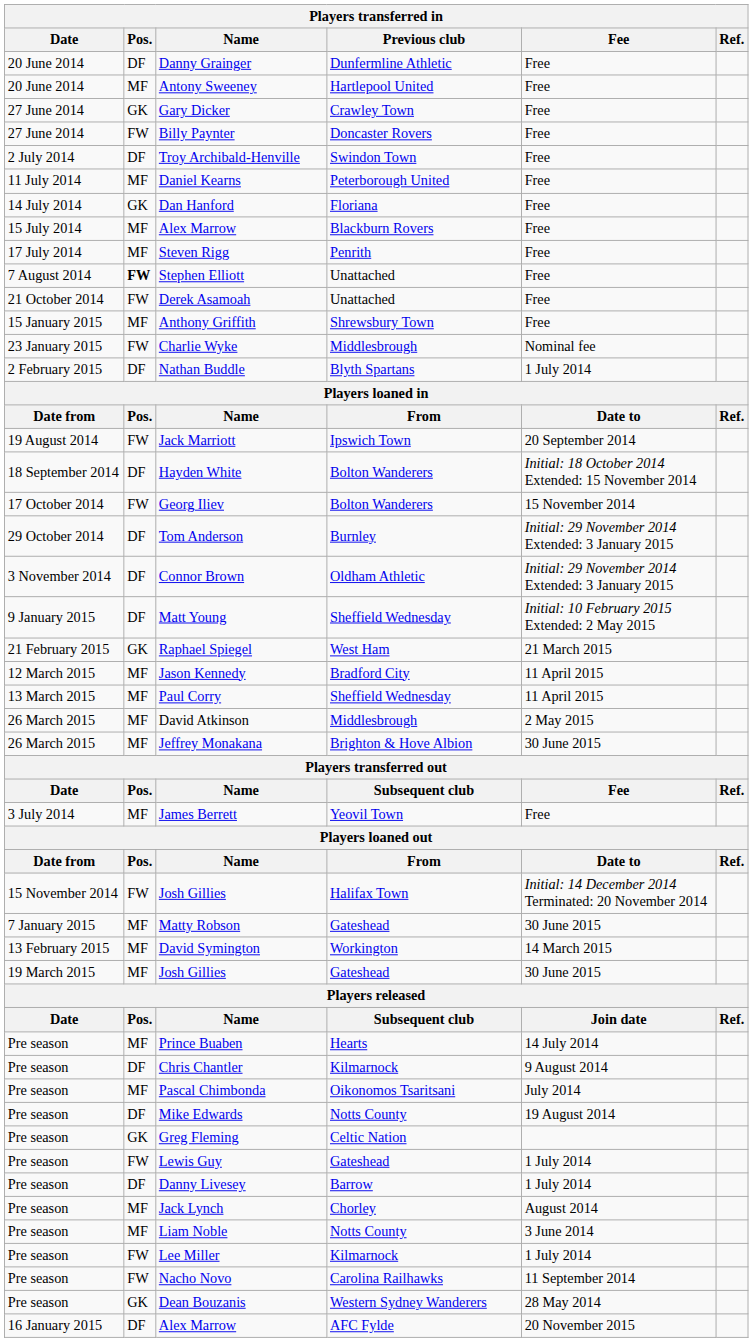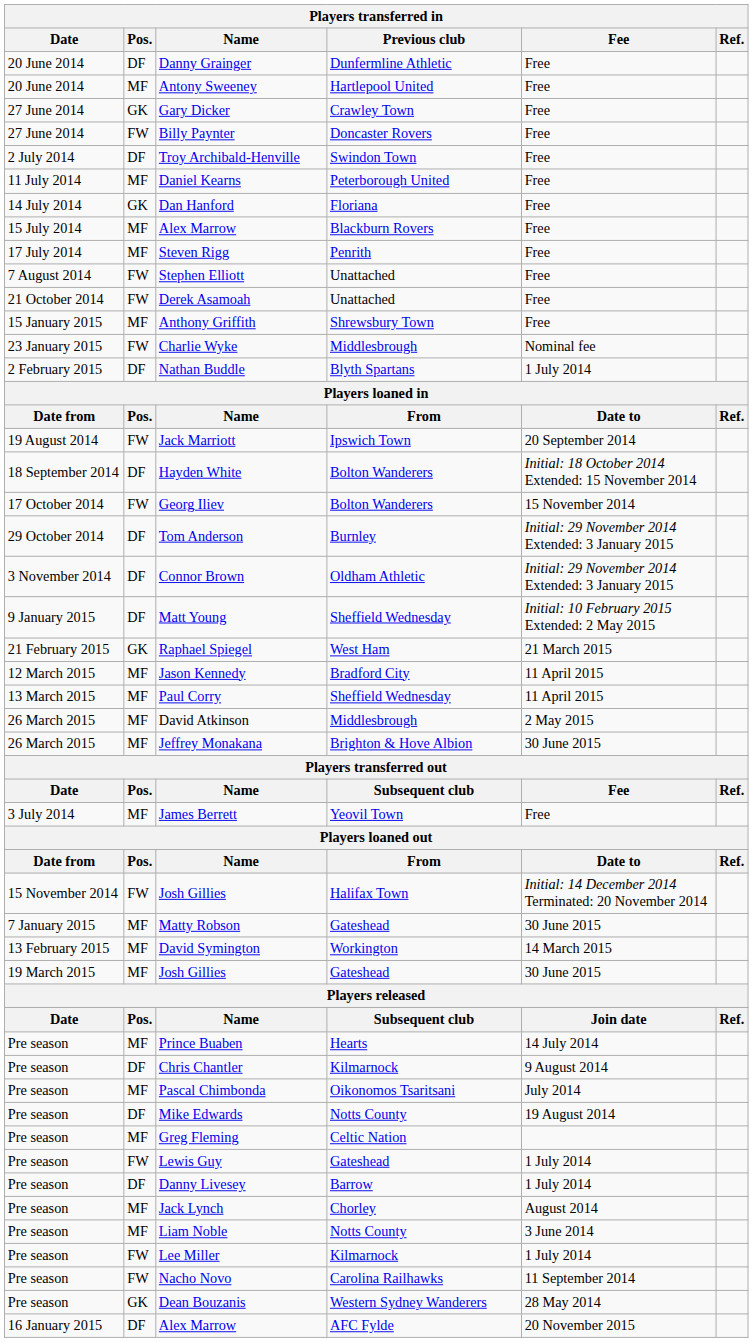(139, 275) bold -> (138, 275) normal
(138, 1137) GK -> (138, 1137) MF
